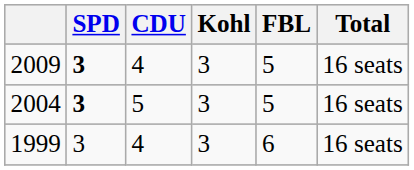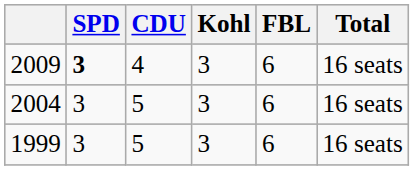(268, 64) 5 -> (268, 64) 6
(79, 104) bold -> (79, 104) normal
(268, 104) 5 -> (268, 104) 6
(138, 143) 4 -> (138, 143) 5
